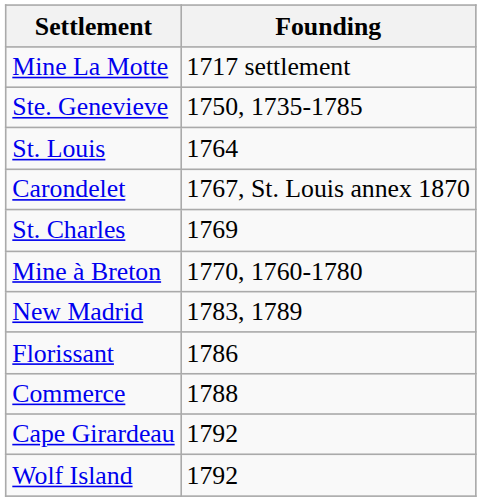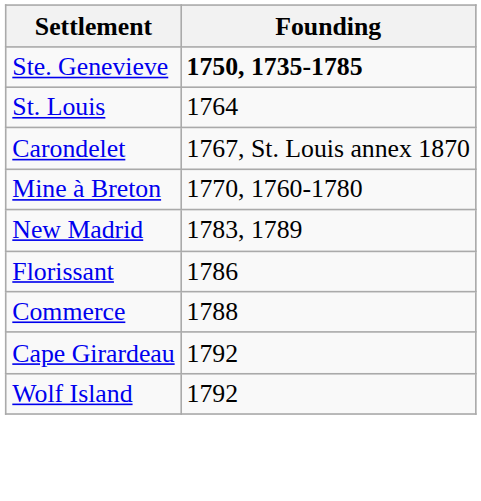- row: (90, 66)
(275, 107) normal -> (275, 66) bold
- row: (69, 230)
